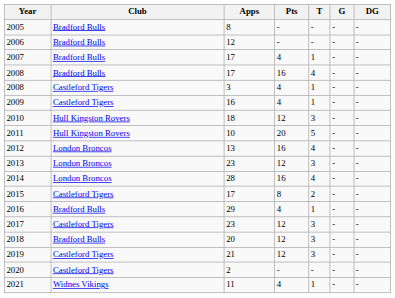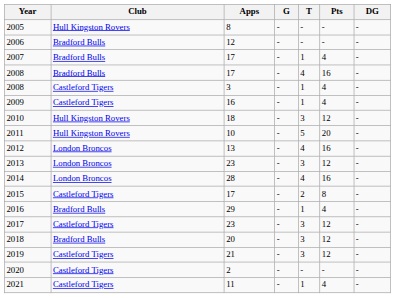columns swapped: (292, 12) <-> (342, 12)
(79, 27) Bradford Bulls -> (91, 27) Hull Kingston Rovers
(81, 285) Widnes Vikings -> (83, 285) Castleford Tigers
